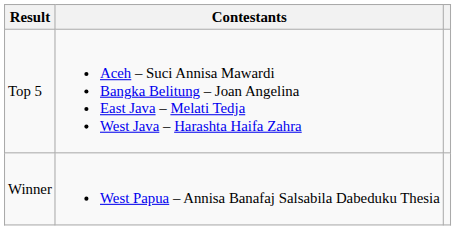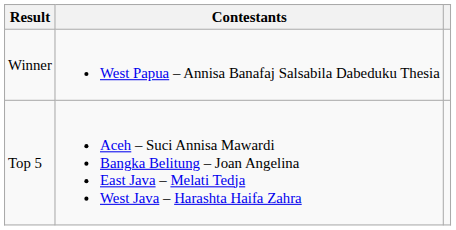rows swapped: (30, 189) <-> (25, 91)
